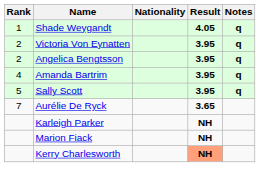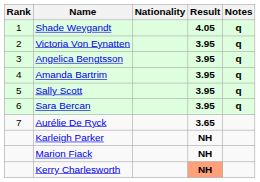(19, 59) 2 -> (19, 59) 3
+ row: (63, 106)
